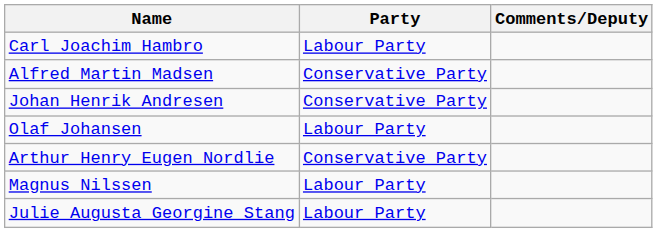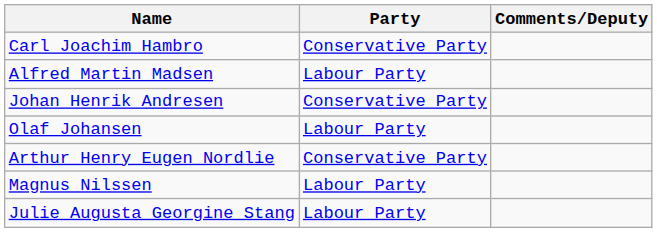(364, 46) Labour Party -> (395, 46) Conservative Party
(395, 74) Conservative Party -> (364, 74) Labour Party
